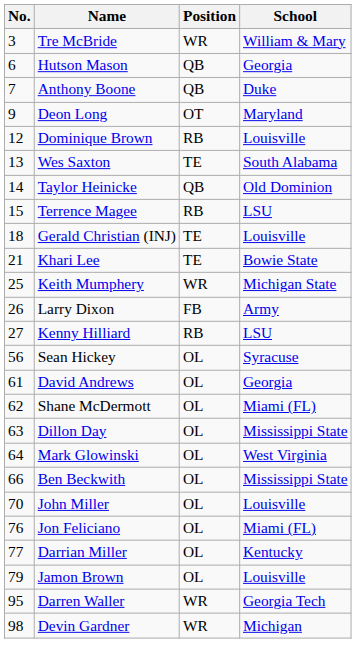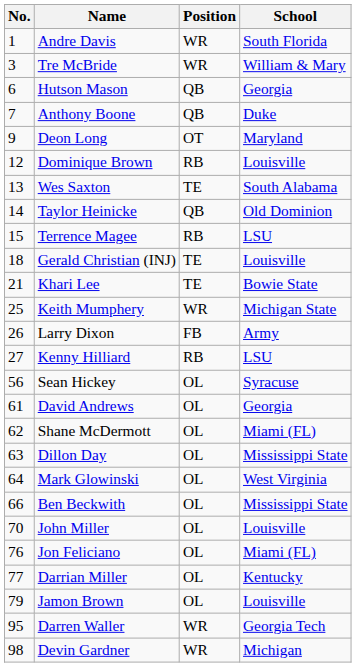+ row: (77, 41)
